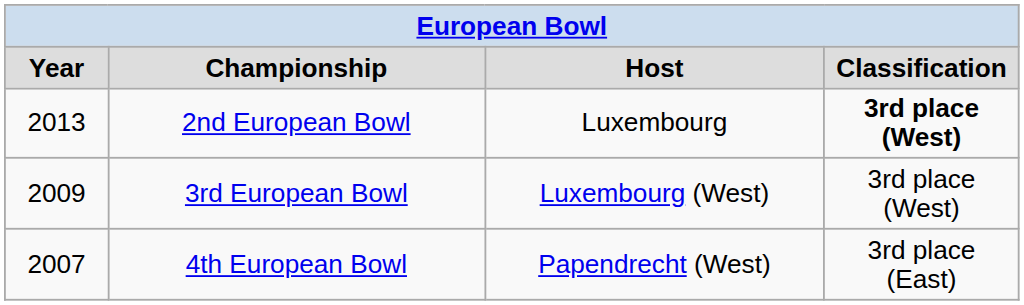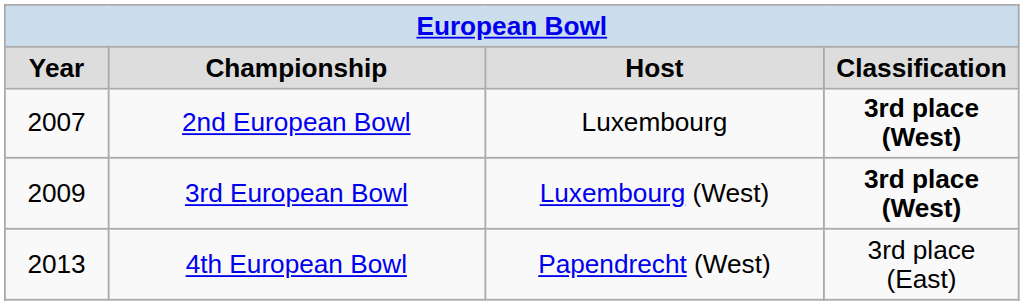(57, 123) 2013 -> (57, 123) 2007
(921, 194) normal -> (921, 194) bold
(57, 264) 2007 -> (57, 264) 2013
